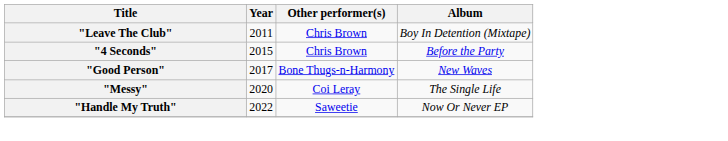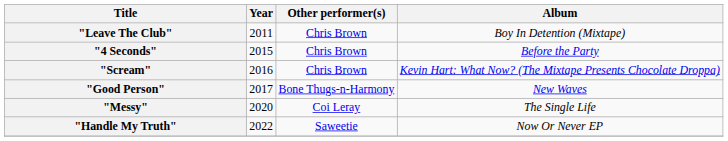+ row: (125, 70)
